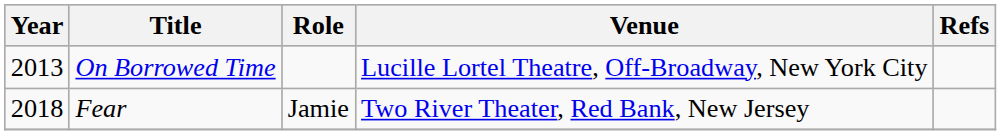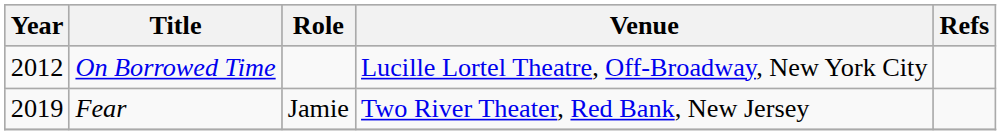(37, 66) 2013 -> (37, 66) 2012
(37, 108) 2018 -> (37, 108) 2019
